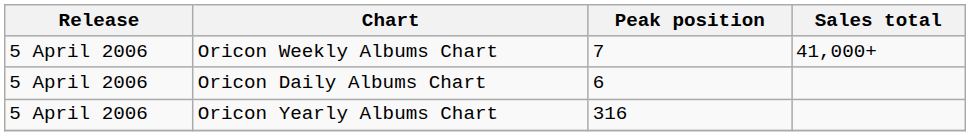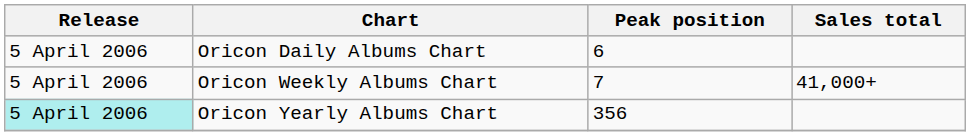rows swapped: (342, 83) <-> (348, 52)
(79, 114) no background -> (79, 114) paleturquoise background
(610, 114) 316 -> (610, 114) 356
